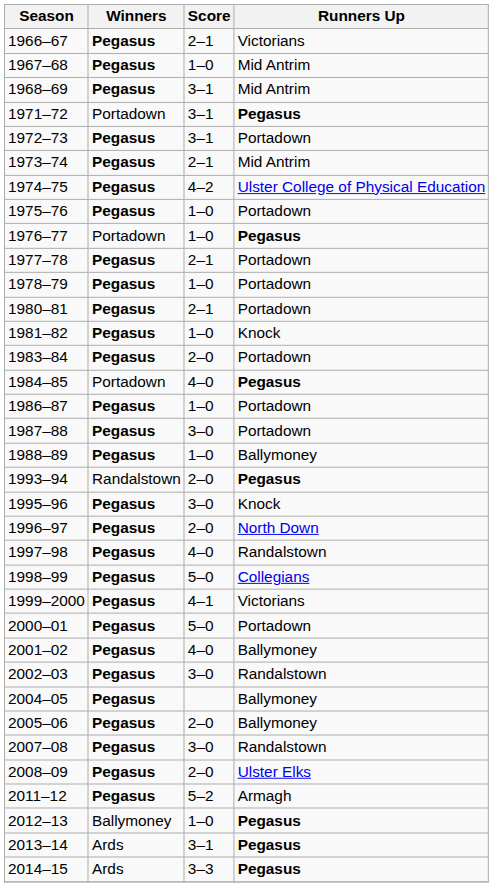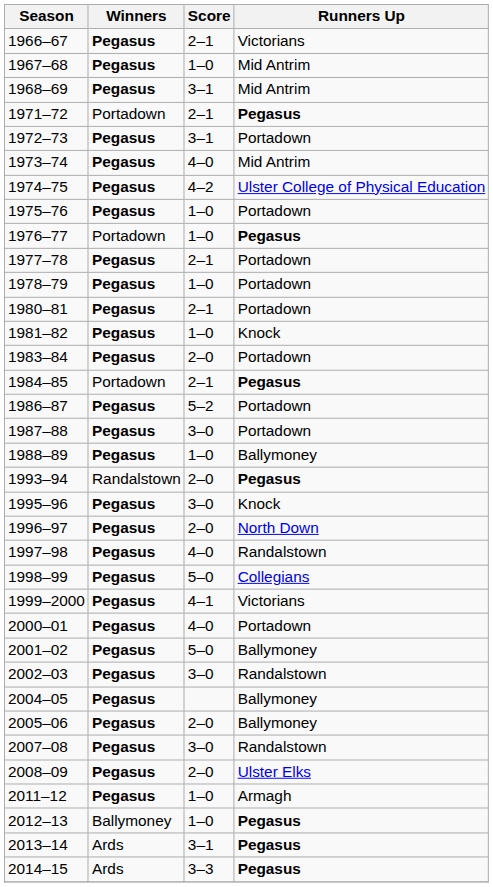(201, 114) 3–1 -> (201, 114) 2–1
(201, 162) 2–1 -> (201, 162) 4–0
(201, 382) 4–0 -> (201, 382) 2–1
(201, 406) 1–0 -> (201, 406) 5–2
(201, 625) 5–0 -> (201, 625) 4–0
(201, 650) 4–0 -> (201, 650) 5–0
(201, 796) 5–2 -> (201, 796) 1–0
